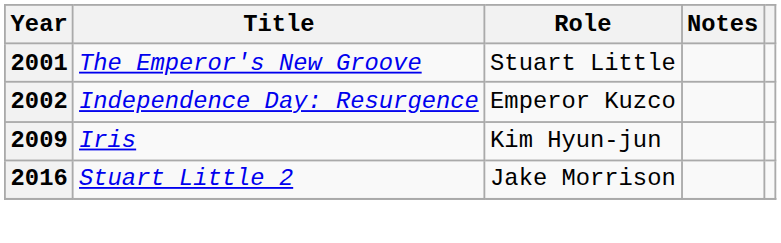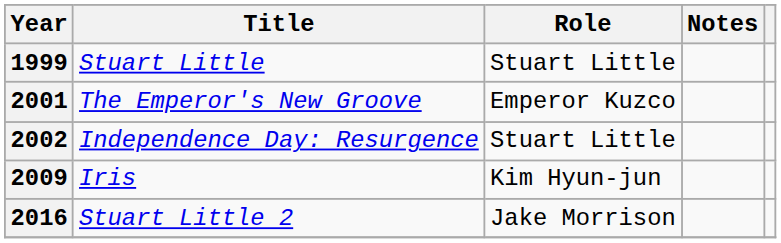+ row: (39, 63)
(583, 63) Stuart Little -> (583, 102) Emperor Kuzco
(583, 102) Emperor Kuzco -> (583, 141) Stuart Little
